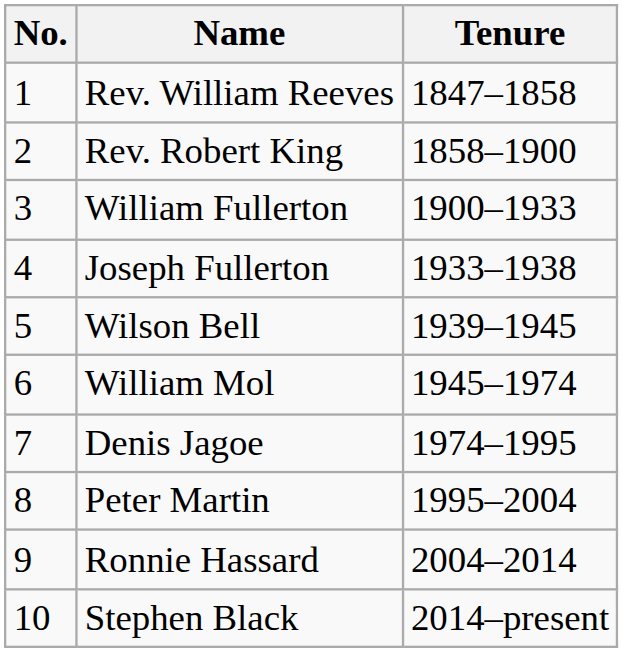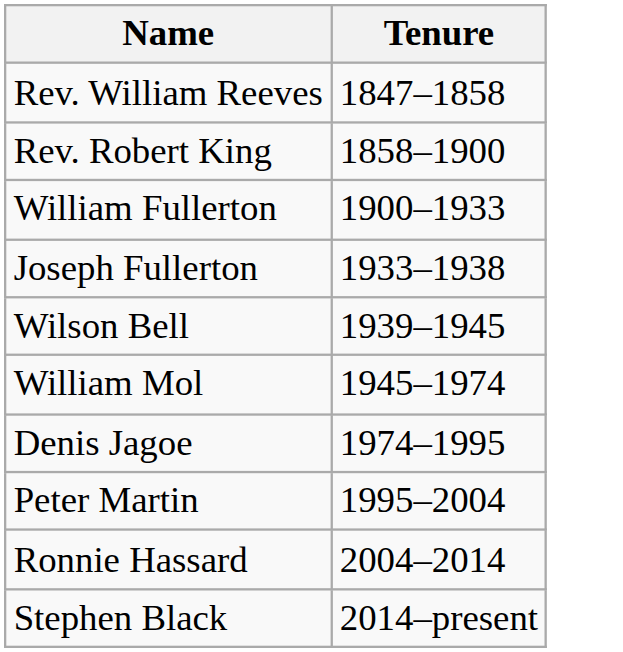- column: (41, 33)
